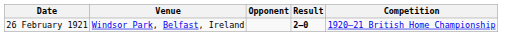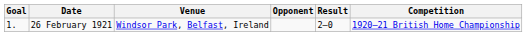+ column: (17, 11)
(301, 25) bold -> (325, 25) normal
